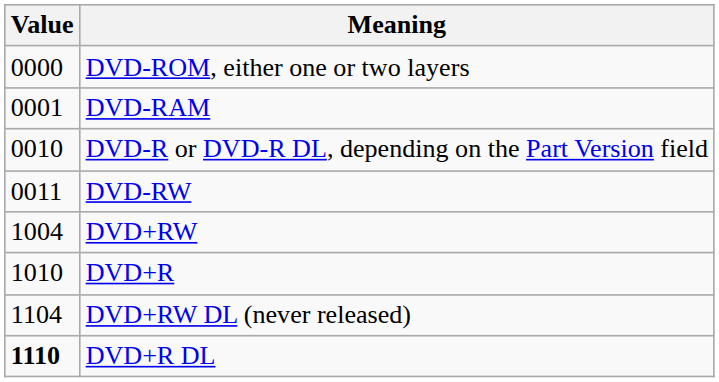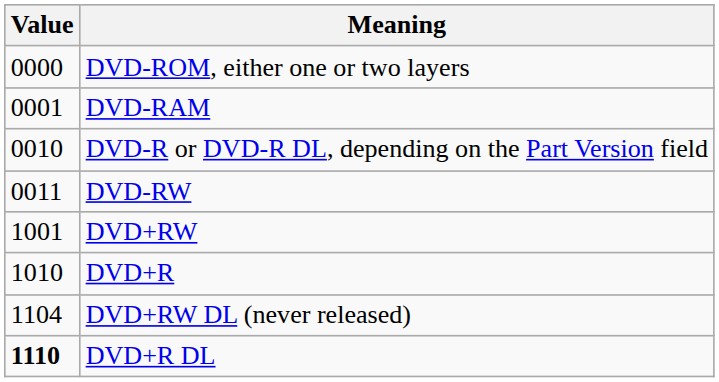(37, 231) 1004 -> (37, 231) 1001
